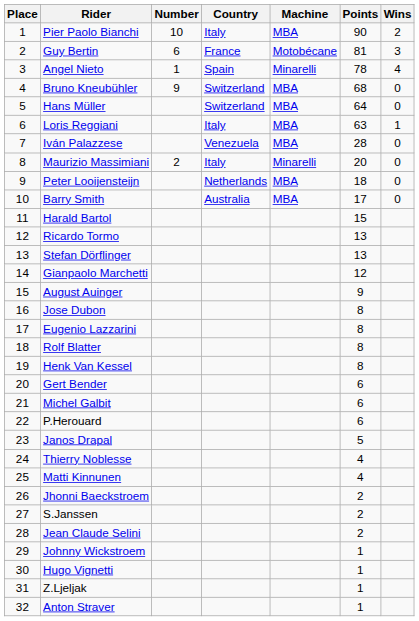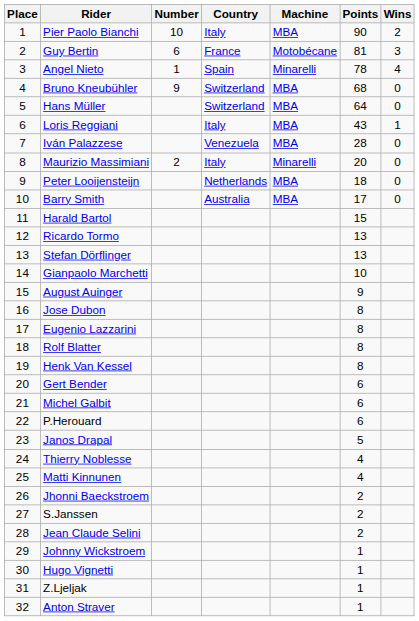(360, 125) 63 -> (360, 125) 43
(360, 273) 12 -> (360, 273) 10
